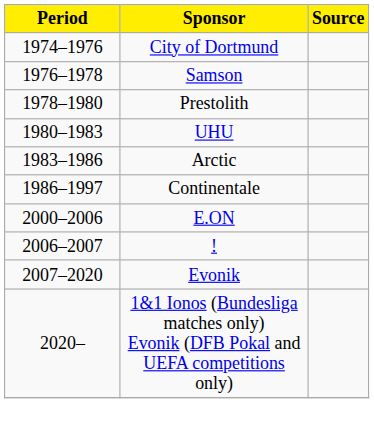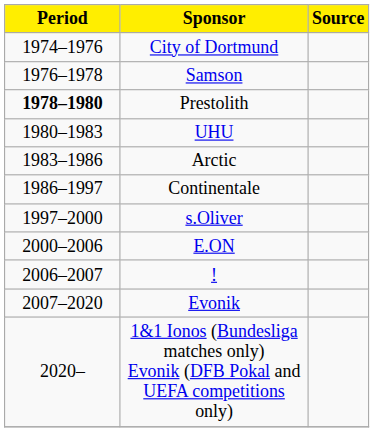(62, 103) normal -> (62, 103) bold
+ row: (214, 217)
